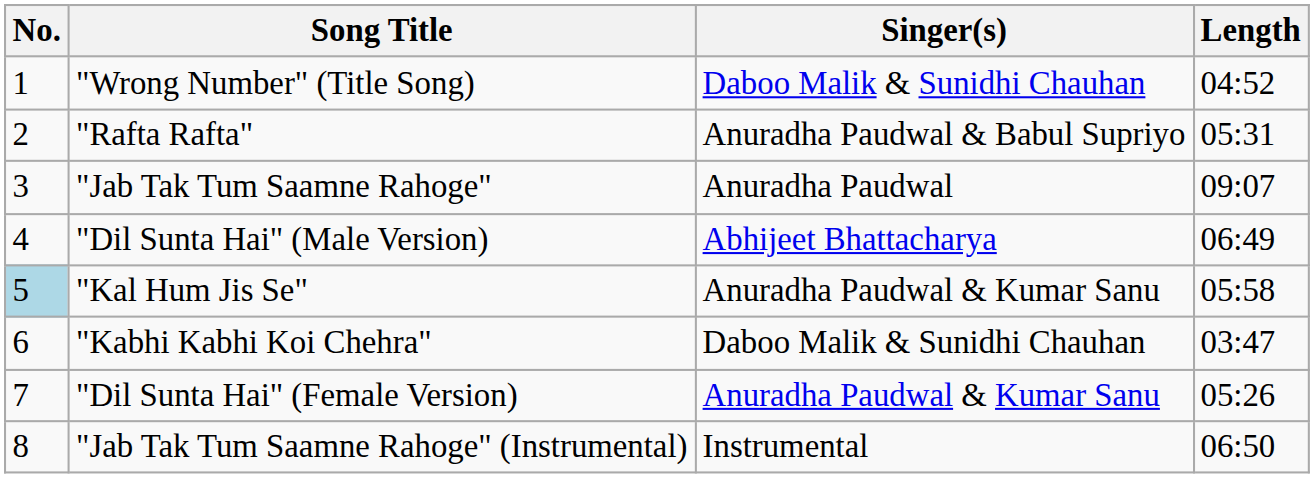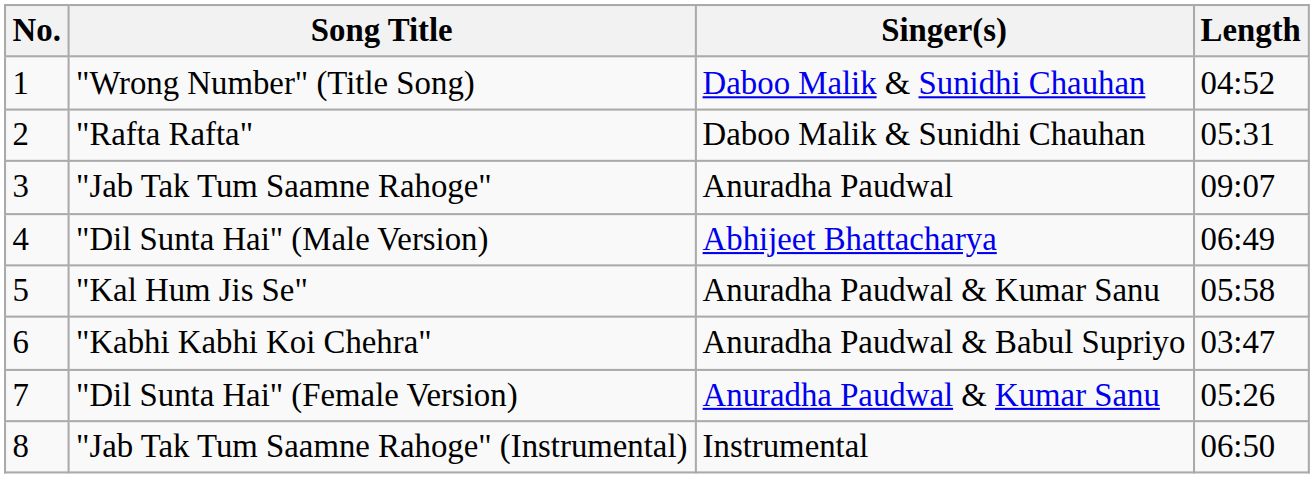(944, 134) Anuradha Paudwal & Babul Supriyo -> (924, 134) Daboo Malik & Sunidhi Chauhan
(21, 290) lightblue background -> (21, 290) no background
(924, 342) Daboo Malik & Sunidhi Chauhan -> (944, 342) Anuradha Paudwal & Babul Supriyo
